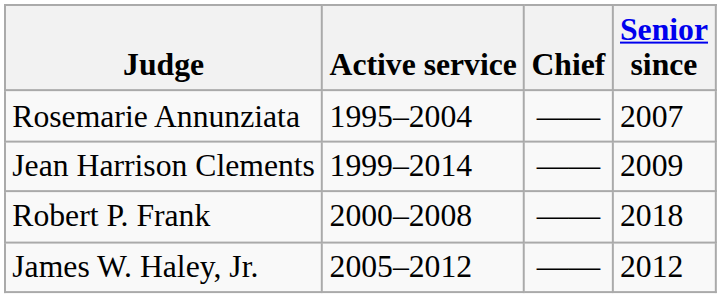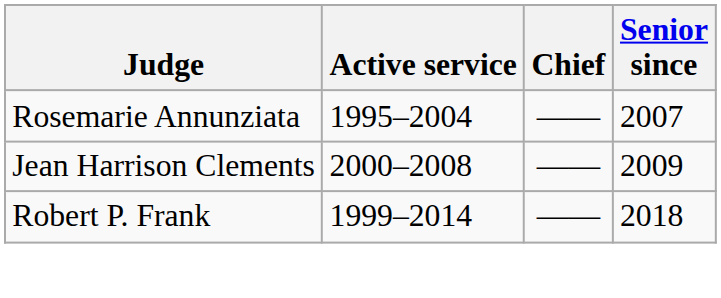(401, 165) 1999–2014 -> (401, 165) 2000–2008
(401, 215) 2000–2008 -> (401, 215) 1999–2014
- row: (135, 266)
